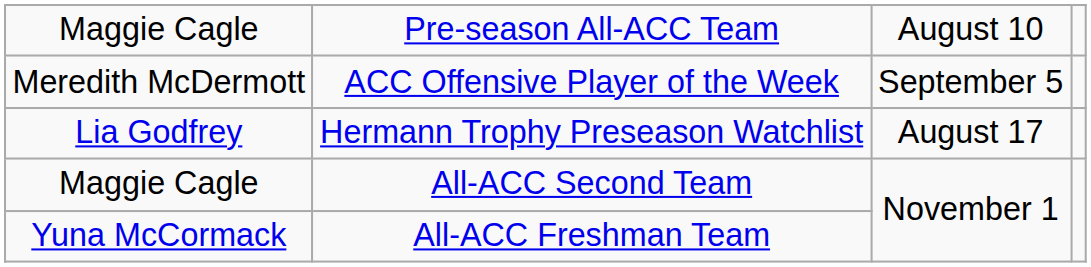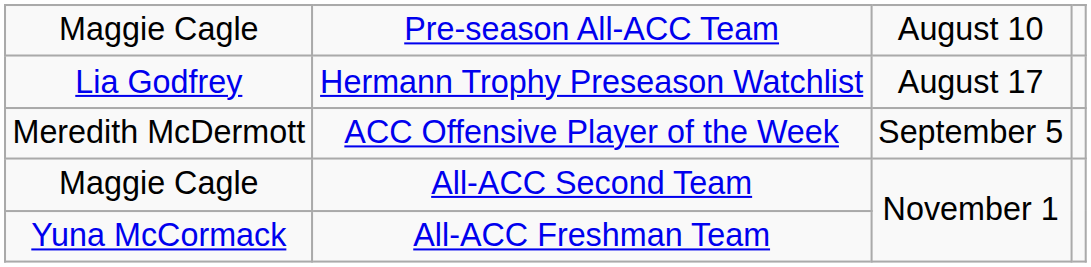rows swapped: (159, 132) <-> (159, 81)
